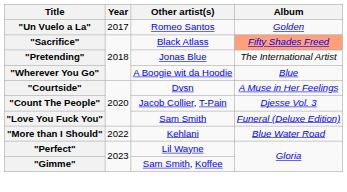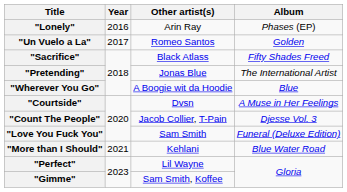+ row: (55, 27)
(289, 42) lightsalmon background -> (289, 57) no background
(118, 133) 2022 -> (118, 149) 2021
